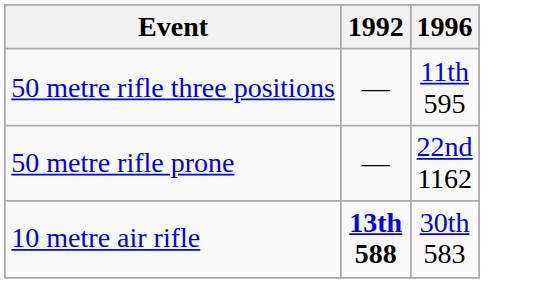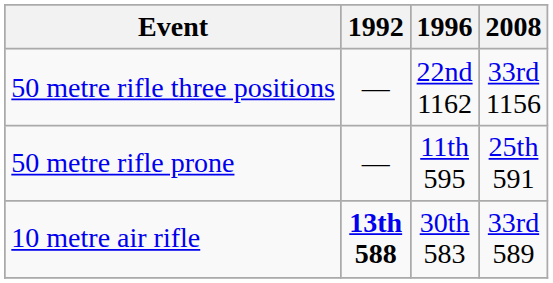+ column: (514, 26)
(445, 86) 11th 595 -> (445, 86) 22nd 1162
(445, 162) 22nd 1162 -> (445, 162) 11th 595
